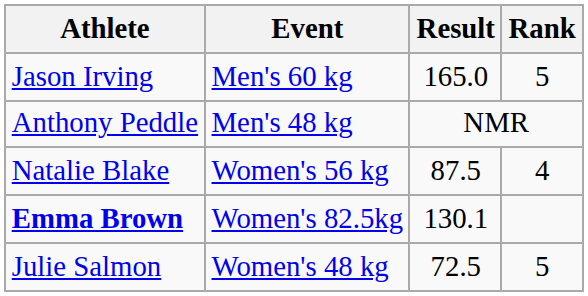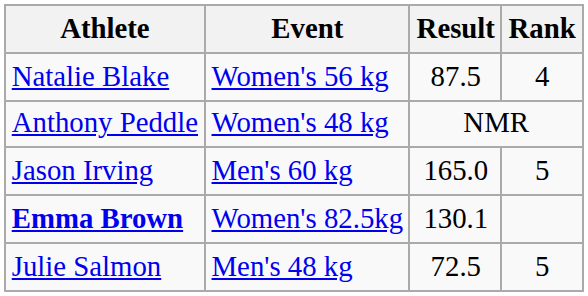rows swapped: (82, 76) <-> (90, 171)
(282, 123) Men's 48 kg -> (300, 123) Women's 48 kg
(300, 266) Women's 48 kg -> (282, 266) Men's 48 kg
